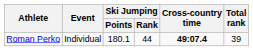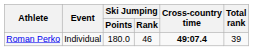(119, 39) 180.1 -> (119, 39) 180.0
(147, 39) 44 -> (147, 39) 46
